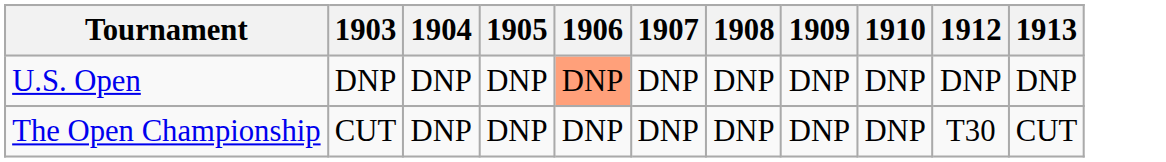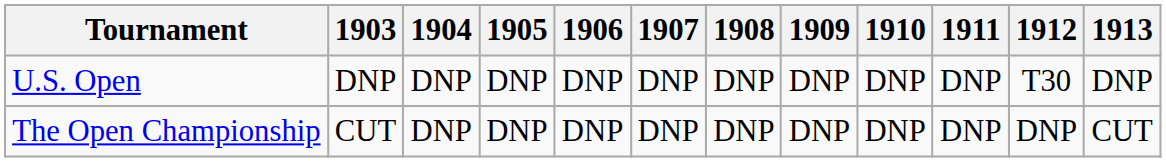+ column: (971, 30)
(593, 80) lightsalmon background -> (593, 80) no background
(971, 80) DNP -> (1046, 80) T30
(971, 131) T30 -> (1046, 131) DNP
